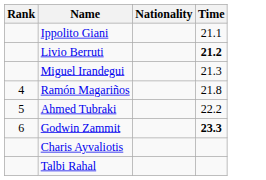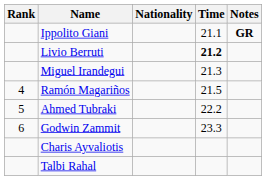+ column: (244, 14)
(211, 90) 21.8 -> (211, 90) 21.5
(211, 128) bold -> (211, 128) normal
